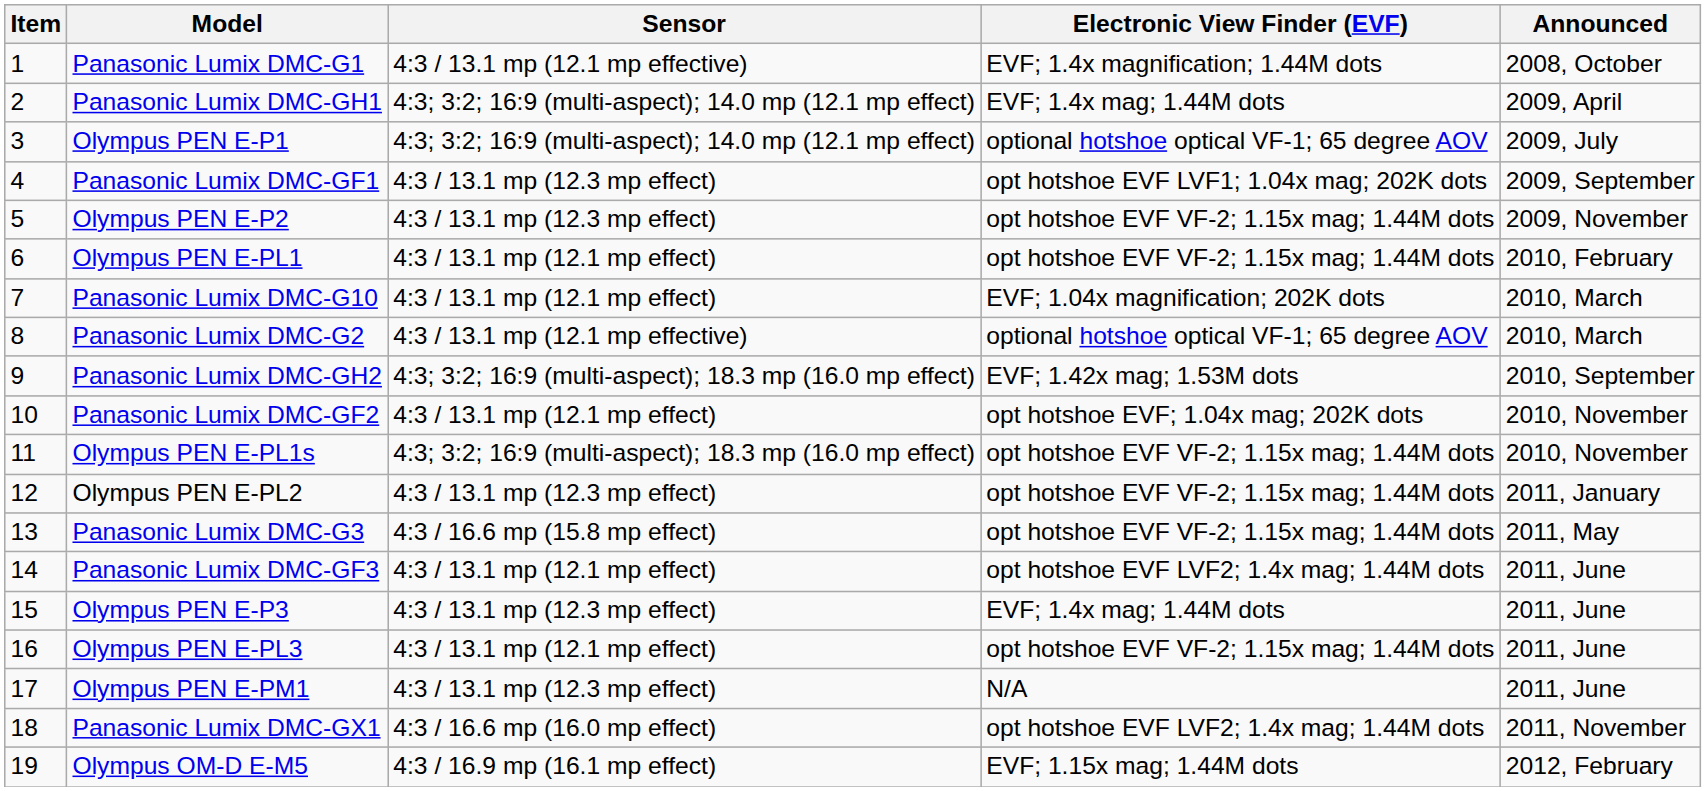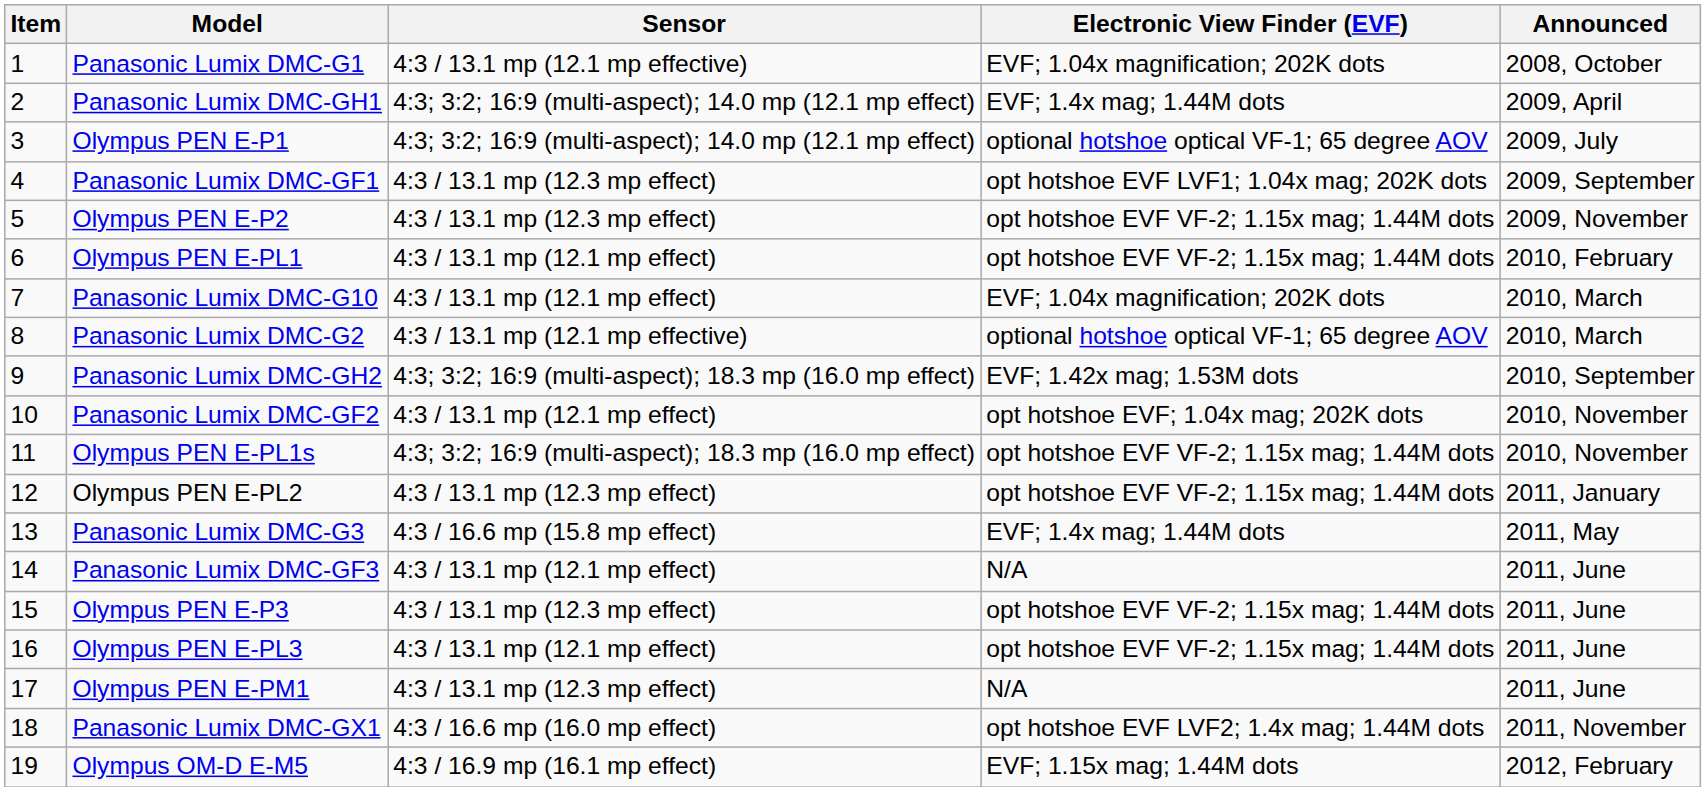(1184, 63) EVF; 1.4x magnification; 1.44M dots -> (1186, 63) EVF; 1.04x magnification; 202K dots
(1240, 532) opt hotshoe EVF VF-2; 1.15x mag; 1.44M dots -> (1136, 532) EVF; 1.4x mag; 1.44M dots
(1235, 571) opt hotshoe EVF LVF2; 1.4x mag; 1.44M dots -> (1007, 571) N/A
(1136, 610) EVF; 1.4x mag; 1.44M dots -> (1240, 610) opt hotshoe EVF VF-2; 1.15x mag; 1.44M dots
